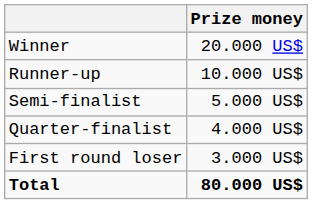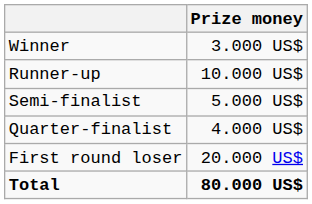(252, 46) 20.000 US$ -> (257, 46) 3.000 US$
(257, 157) 3.000 US$ -> (252, 157) 20.000 US$
